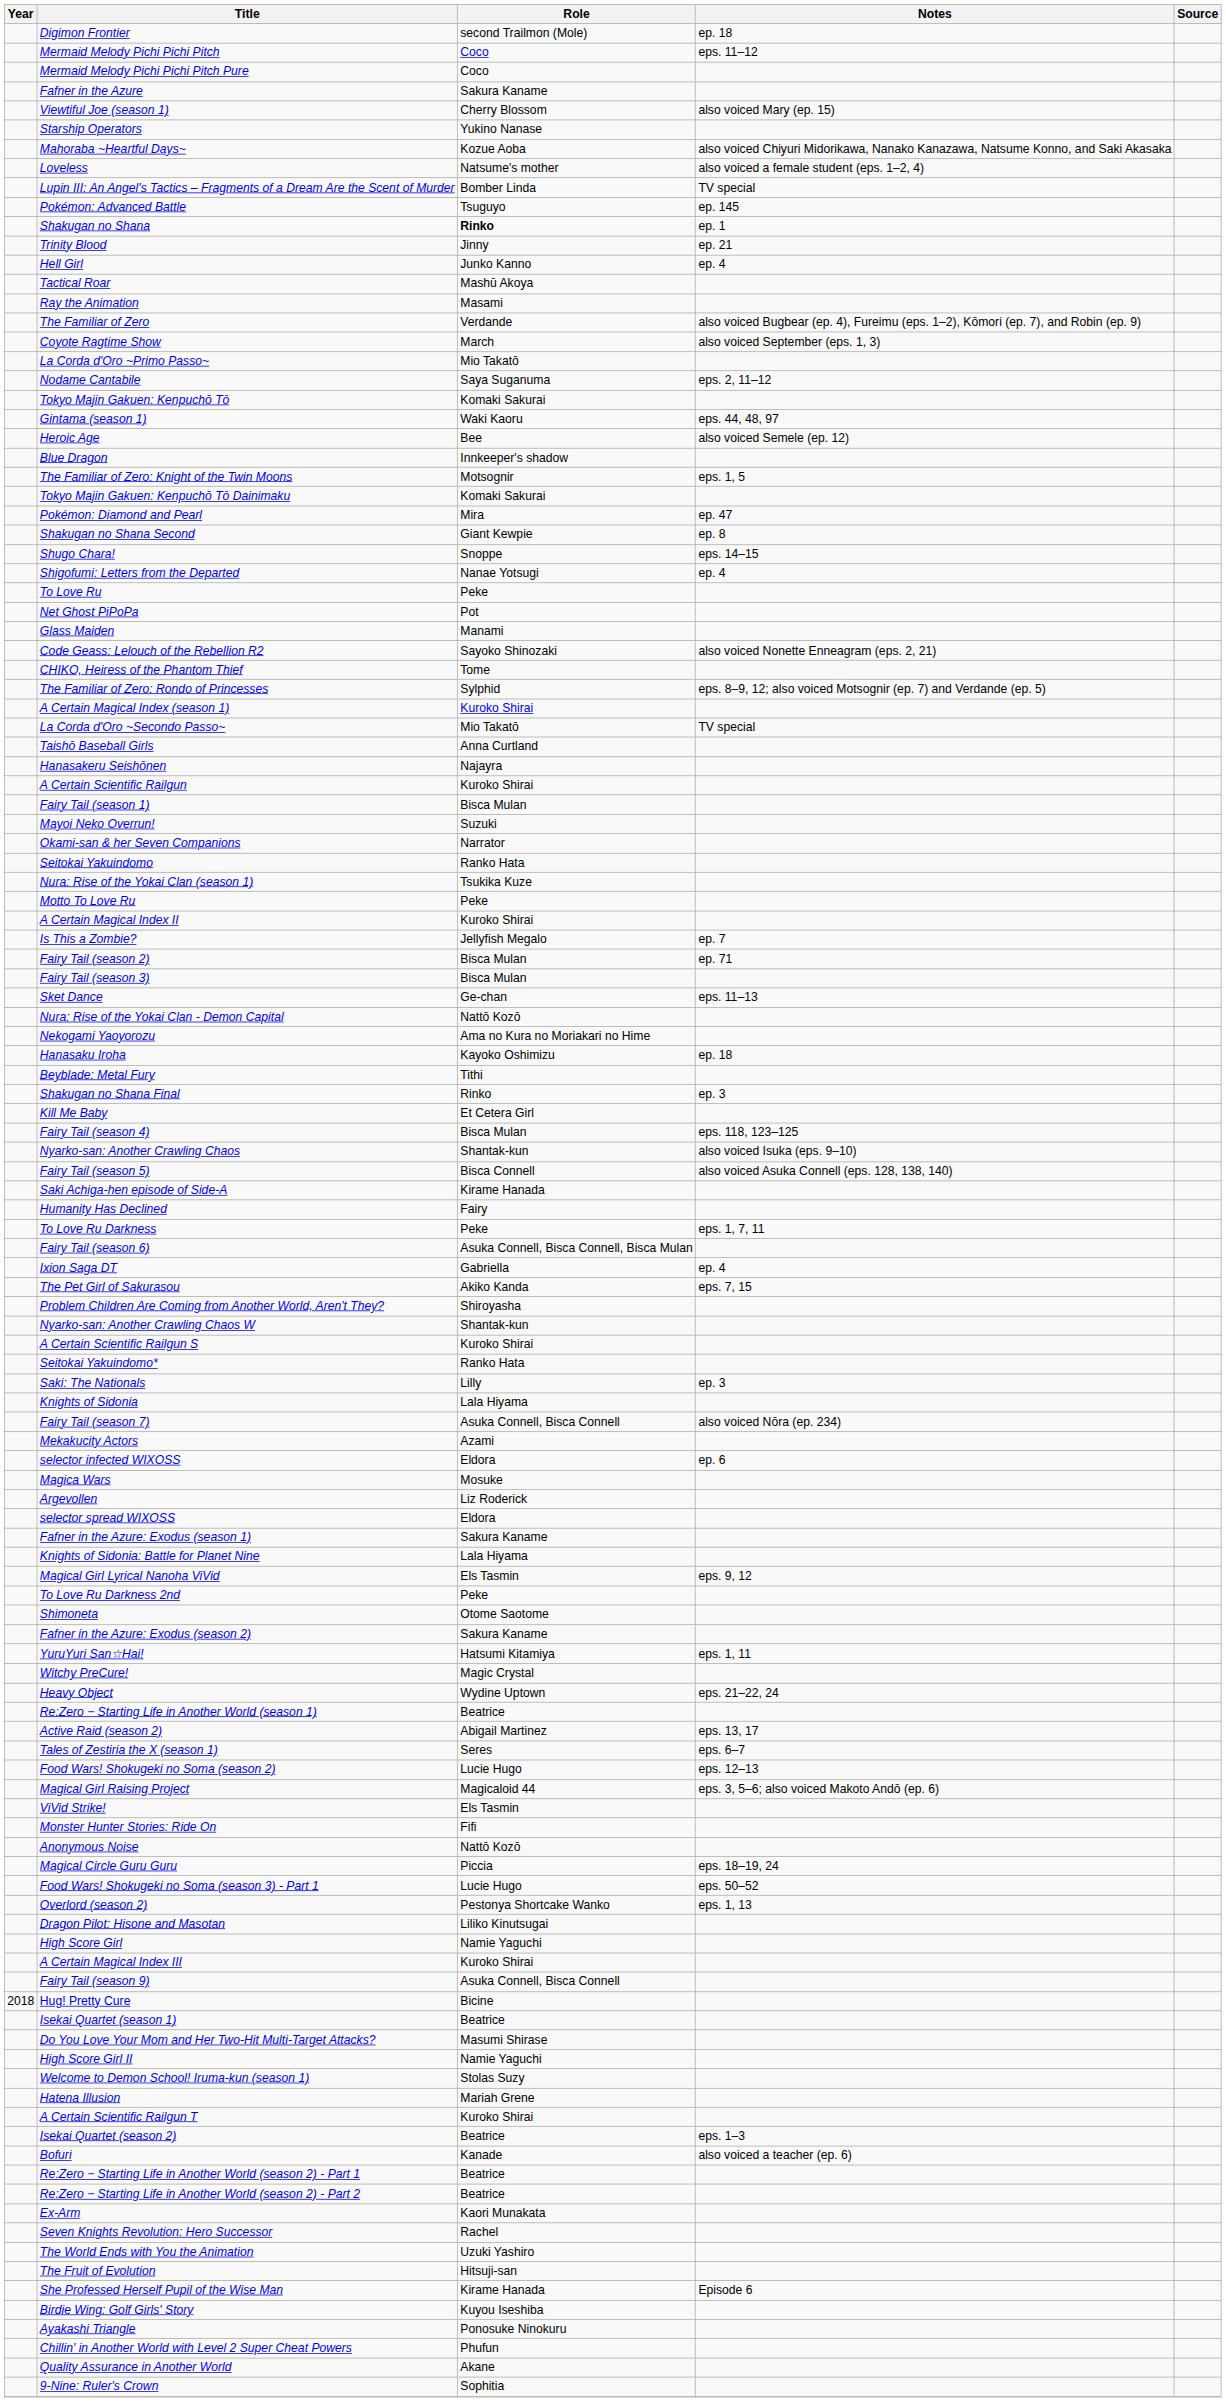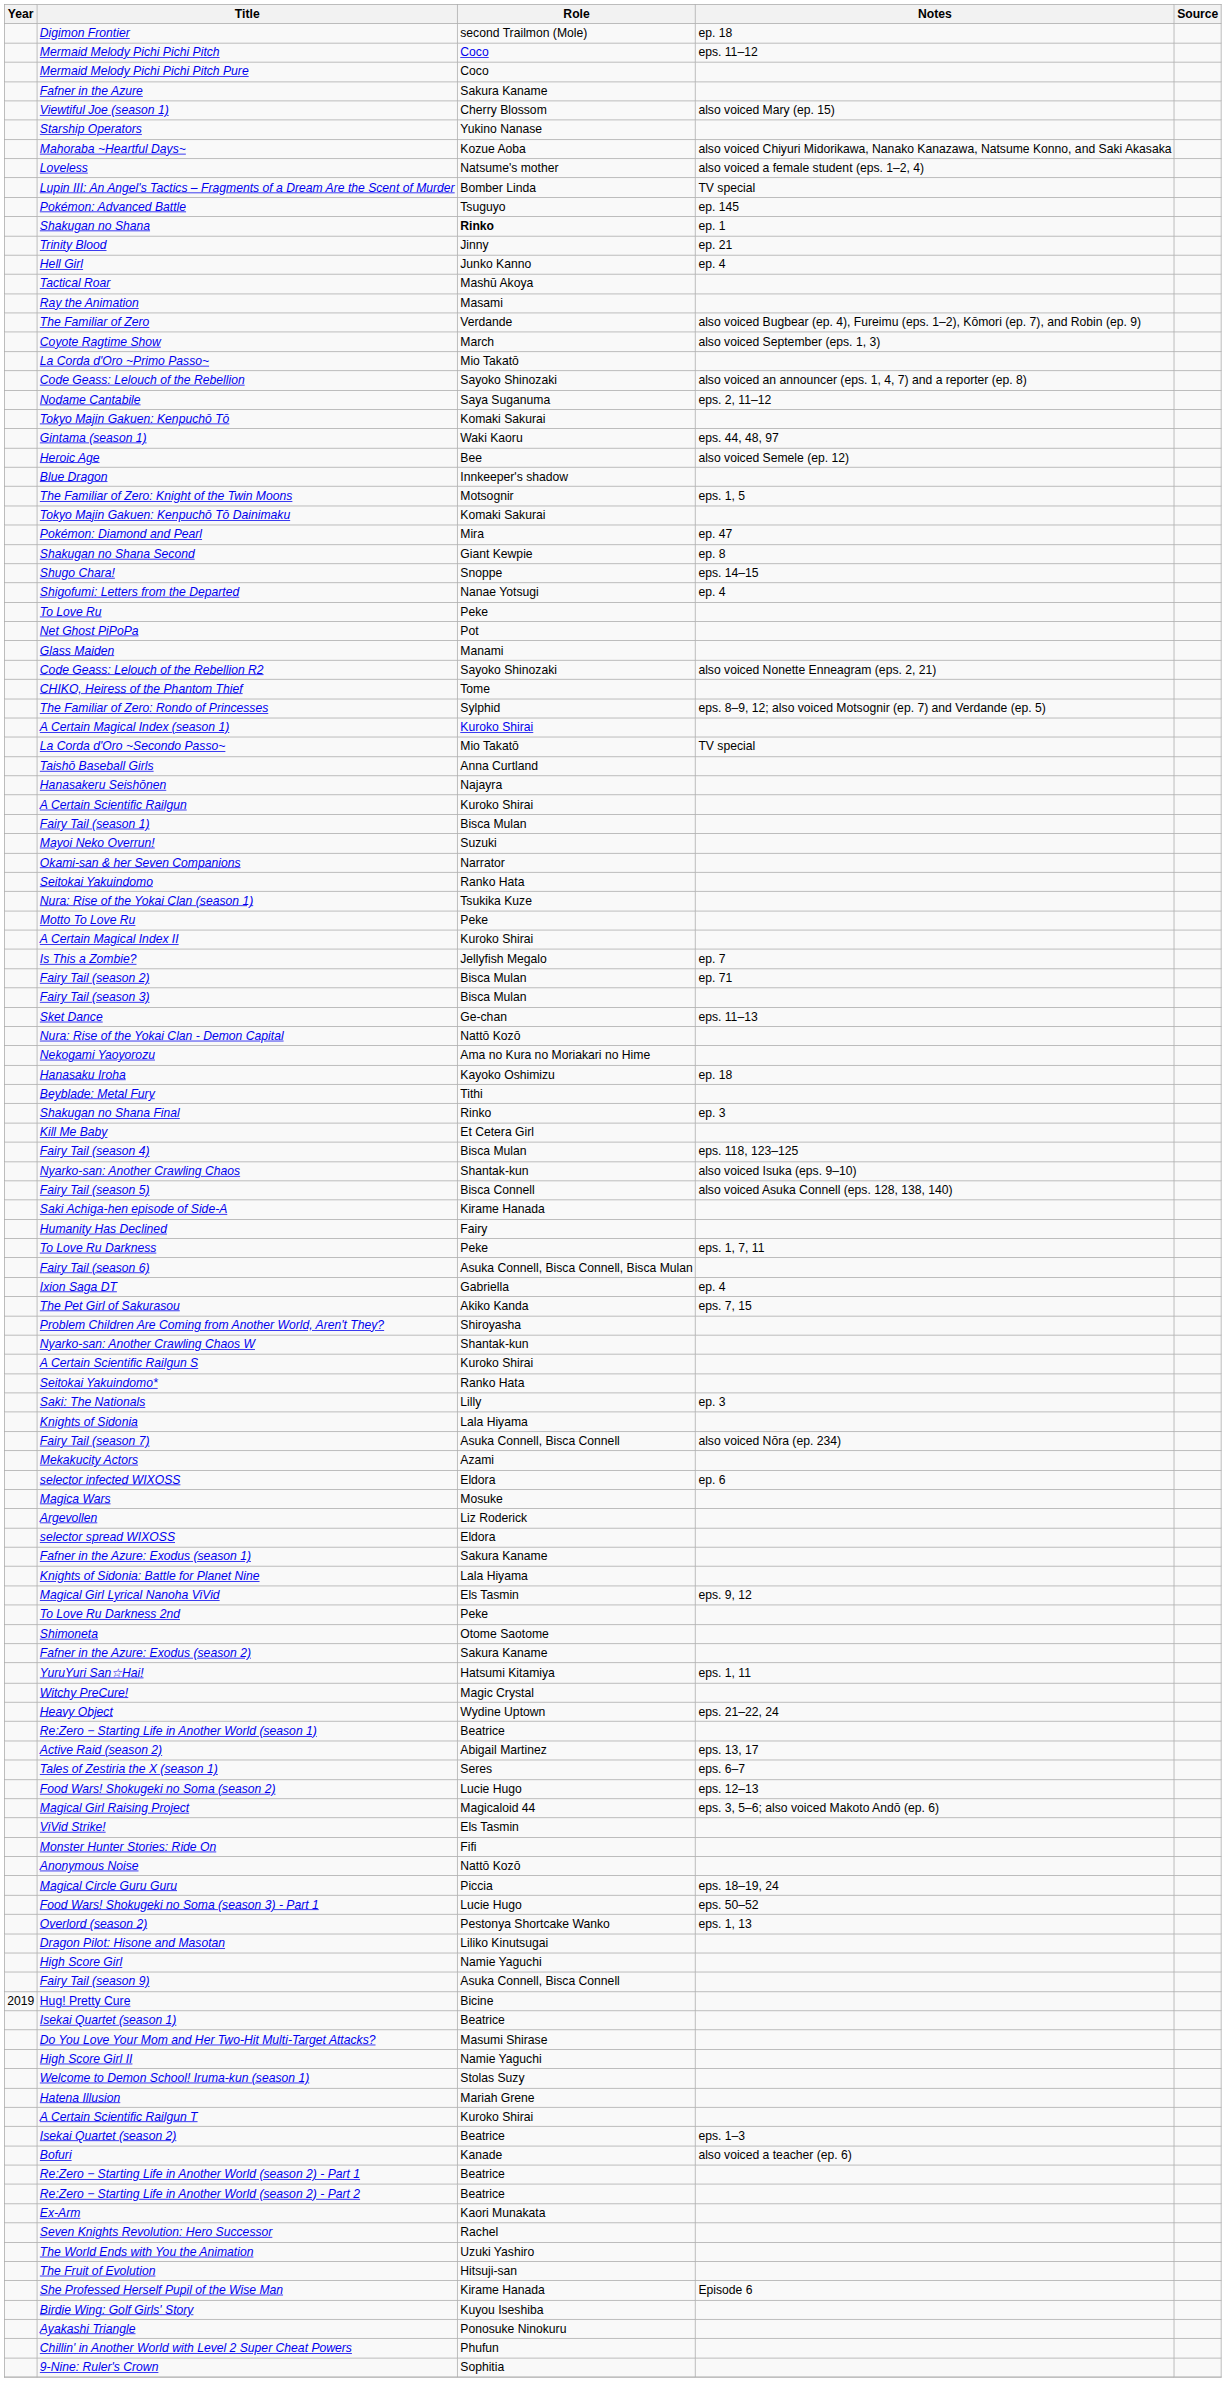+ row: (142, 380)
- row: (111, 1962)
(21, 2001) 2018 -> (21, 2001) 2019
- row: (136, 2367)
